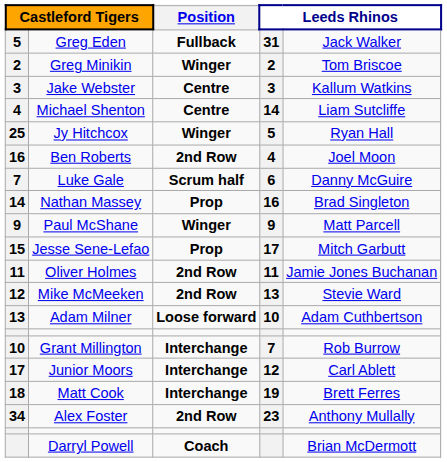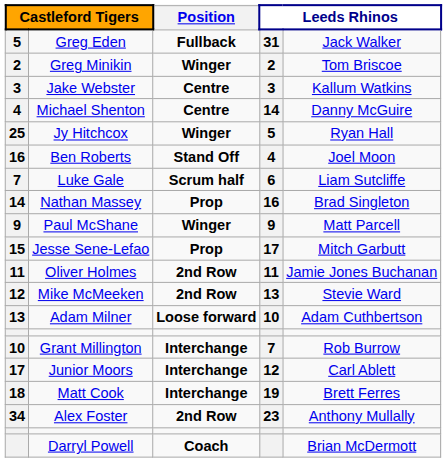(362, 110) Liam Sutcliffe -> (362, 110) Danny McGuire
(206, 156) 2nd Row -> (206, 156) Stand Off
(362, 179) Danny McGuire -> (362, 179) Liam Sutcliffe
